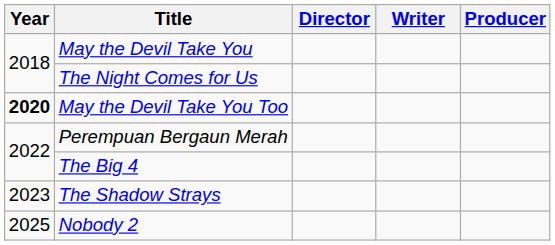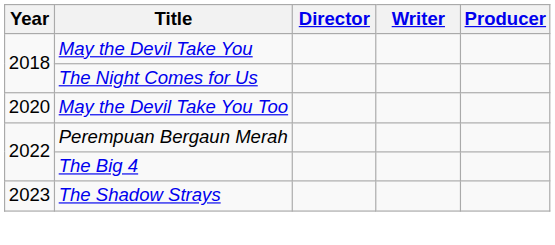(30, 107) bold -> (30, 107) normal
- row: (98, 225)
